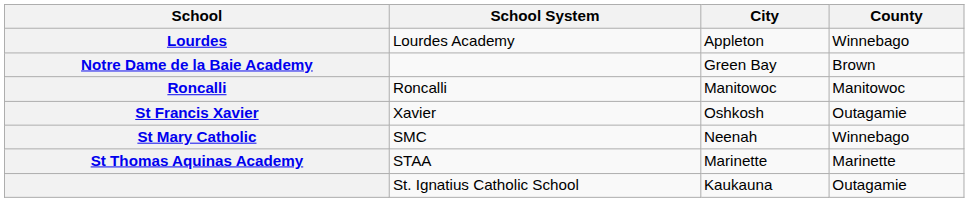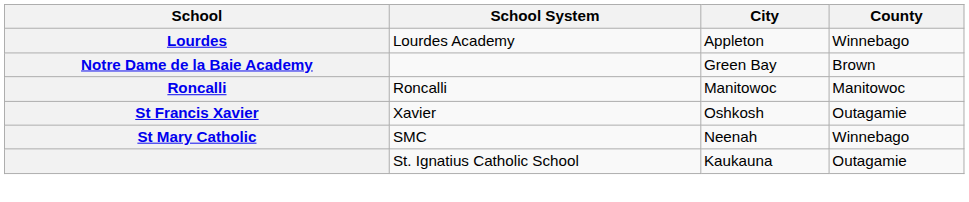- row: (197, 161)
